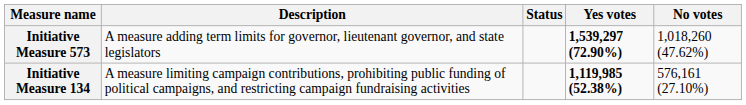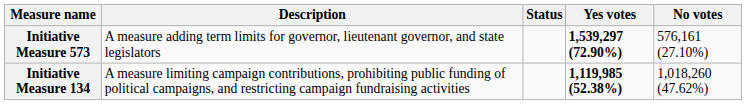(684, 44) 1,018,260 (47.62%) -> (683, 44) 576,161 (27.10%)
(683, 81) 576,161 (27.10%) -> (684, 81) 1,018,260 (47.62%)
